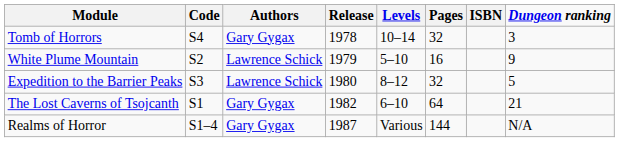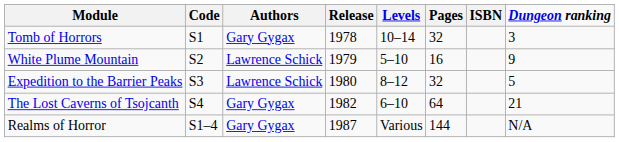(196, 37) S4 -> (196, 37) S1
(196, 103) S1 -> (196, 103) S4
